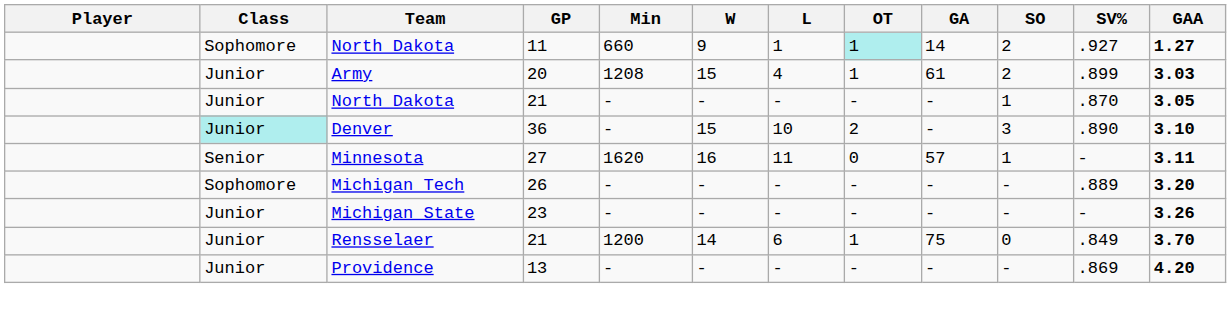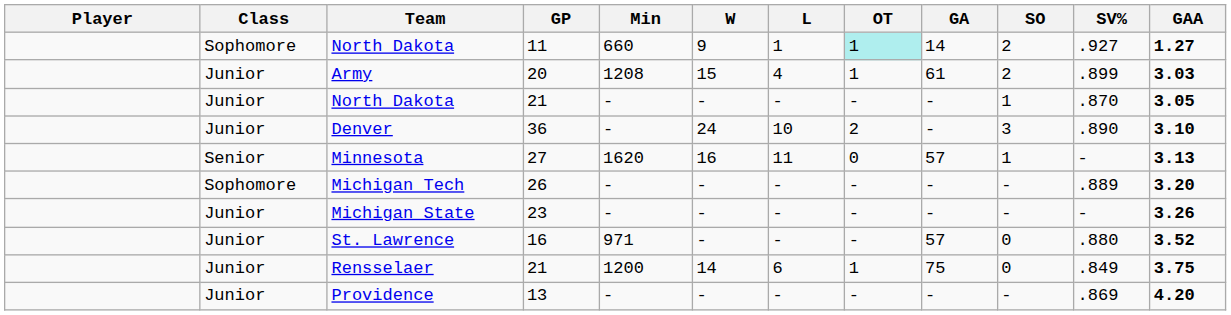(235, 130) paleturquoise background -> (235, 130) no background
(707, 130) 15 -> (707, 130) 24
(1174, 157) 3.11 -> (1174, 157) 3.13
+ row: (393, 241)
(1174, 241) 3.70 -> (1174, 268) 3.75
